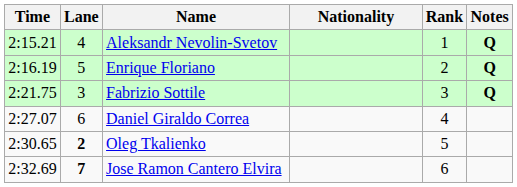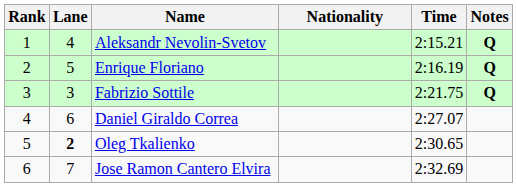columns swapped: (444, 17) <-> (32, 17)
(81, 169) bold -> (70, 169) normal
